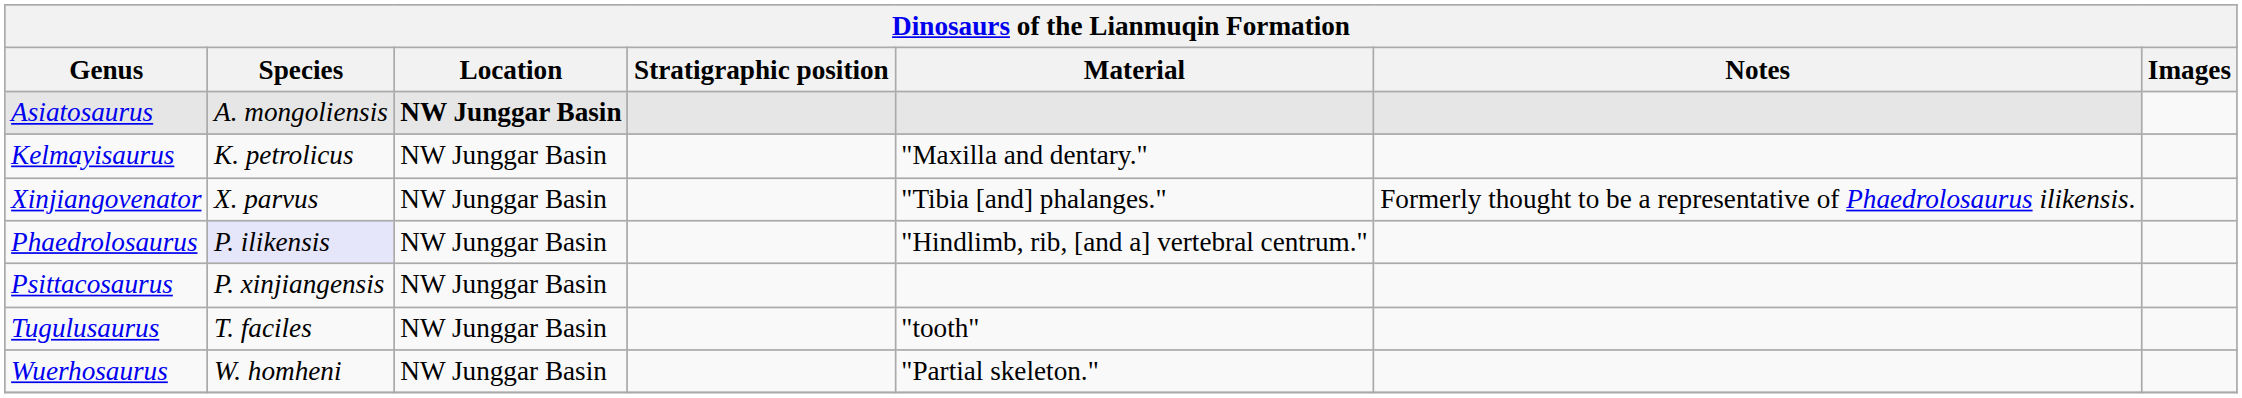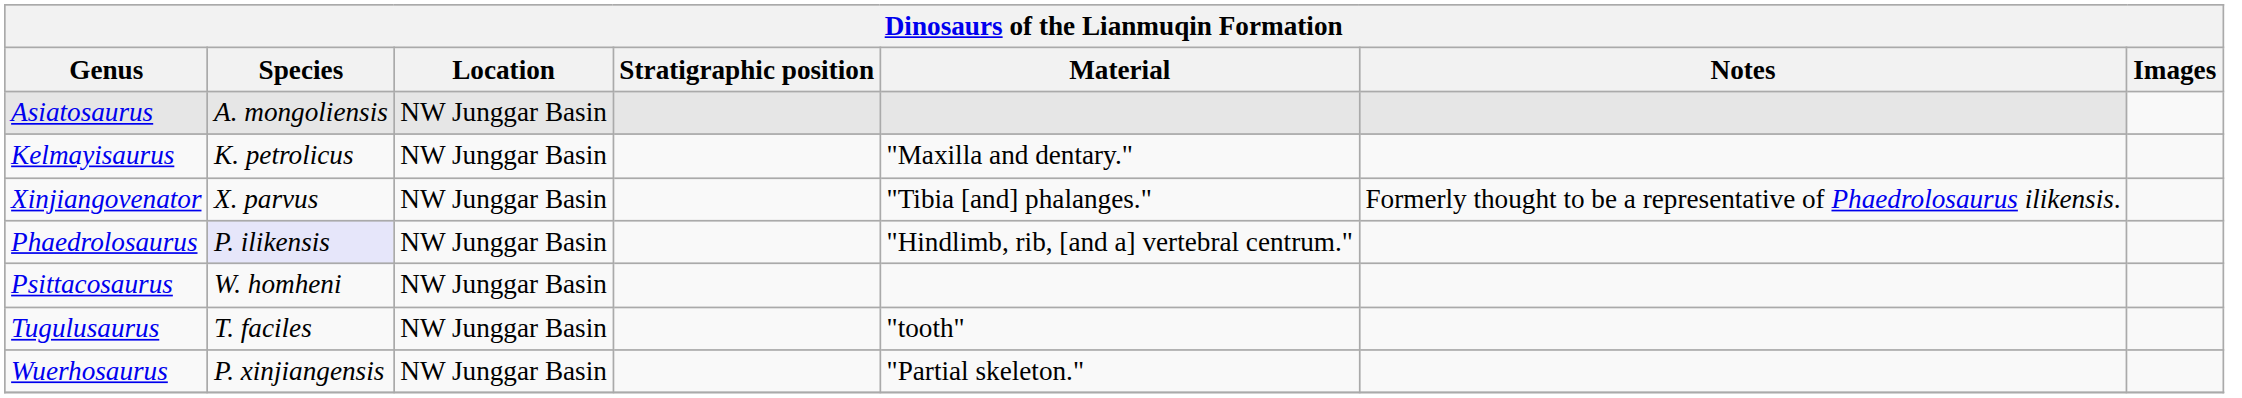(511, 112) bold -> (504, 112) normal
(299, 284) P. xinjiangensis -> (278, 284) W. homheni
(278, 371) W. homheni -> (299, 371) P. xinjiangensis
